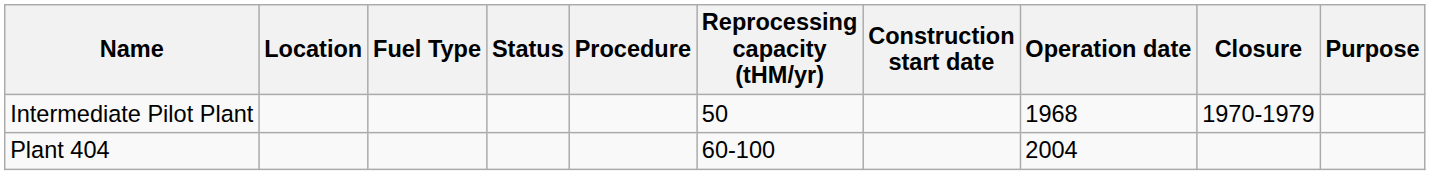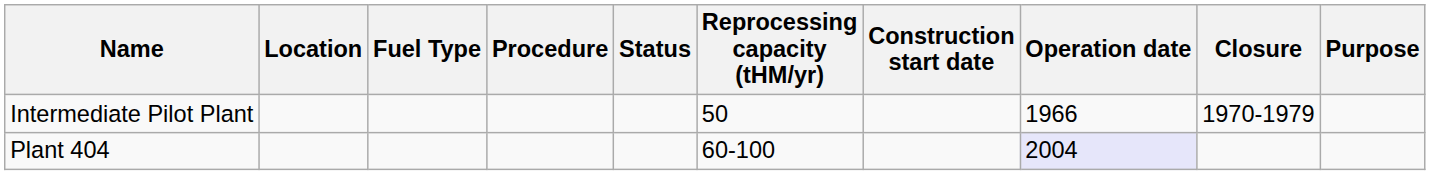columns swapped: (633, 49) <-> (528, 49)
(1052, 113) 1968 -> (1052, 113) 1966
(1052, 150) no background -> (1052, 150) lavender background
